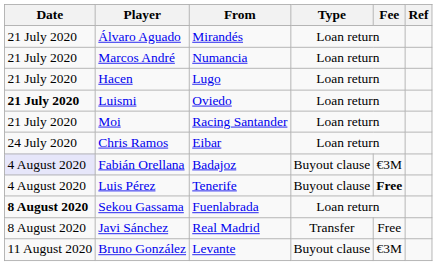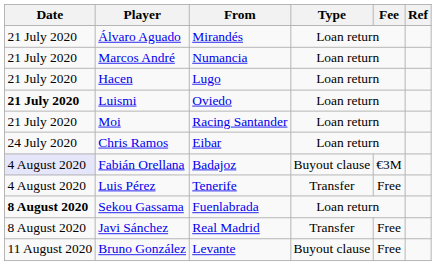(332, 185) Buyout clause -> (332, 185) Transfer
(389, 185) bold -> (389, 185) normal
(389, 249) €3M -> (389, 249) Free
